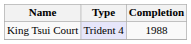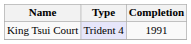(156, 30) 1988 -> (156, 30) 1991
